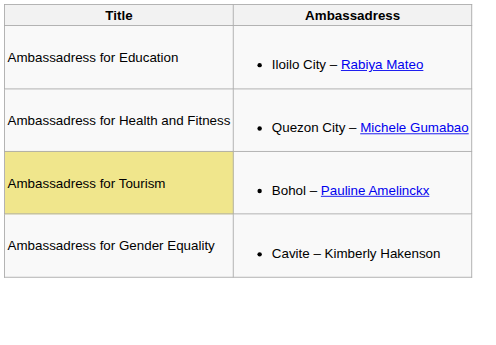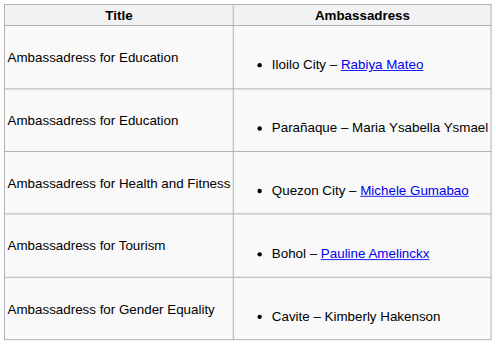+ row: (362, 128)
(87, 183) khaki background -> (87, 246) no background
